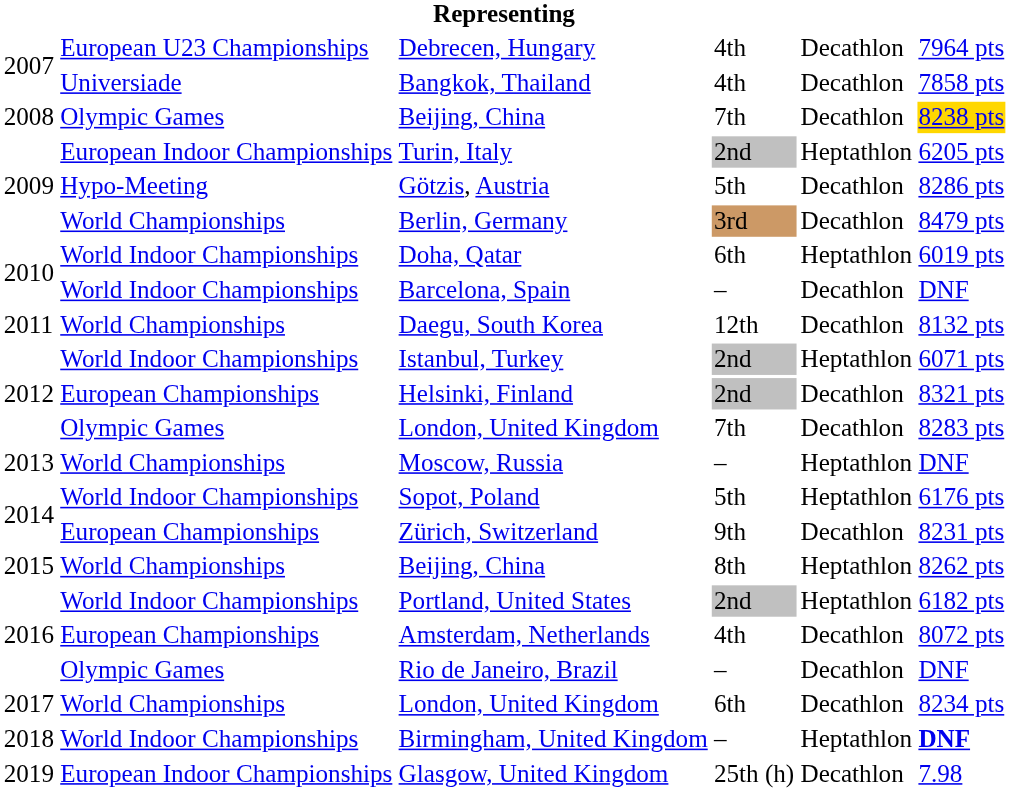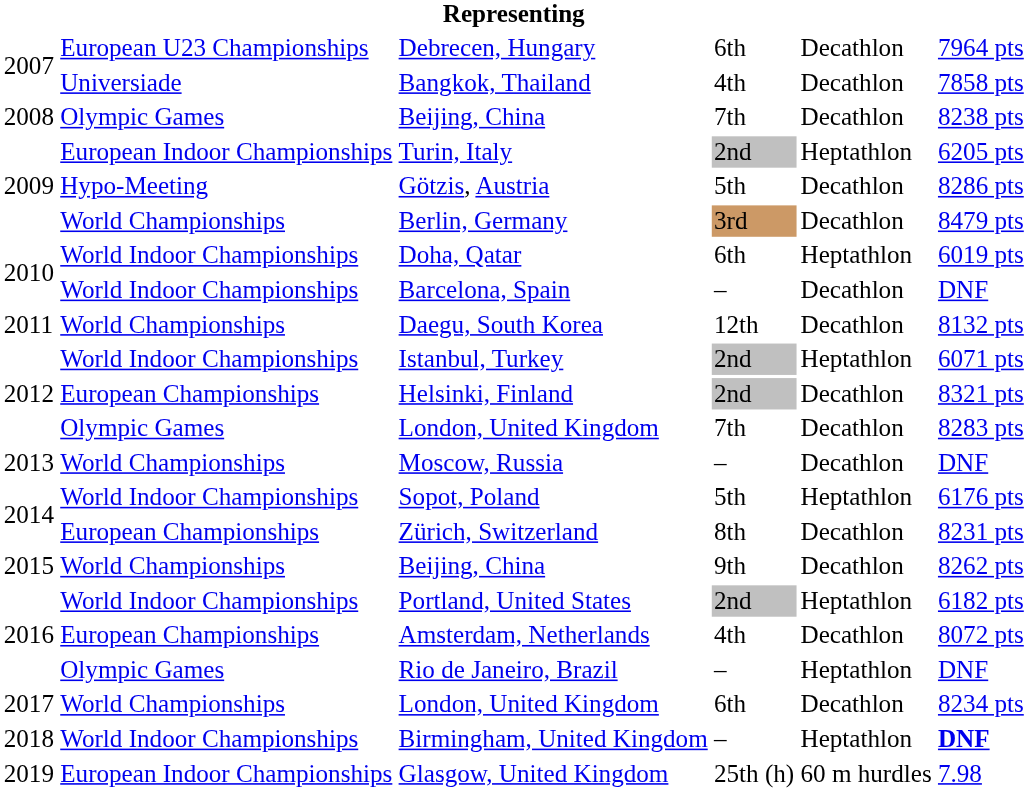(730, 48) 4th -> (730, 48) 6th
(961, 117) gold background -> (981, 117) no background
(856, 462) Heptathlon -> (852, 462) Decathlon
(730, 531) 9th -> (730, 531) 8th
(730, 566) 8th -> (730, 566) 9th
(856, 566) Heptathlon -> (852, 566) Decathlon
(852, 669) Decathlon -> (856, 669) Heptathlon
(852, 773) Decathlon -> (866, 773) 60 m hurdles
